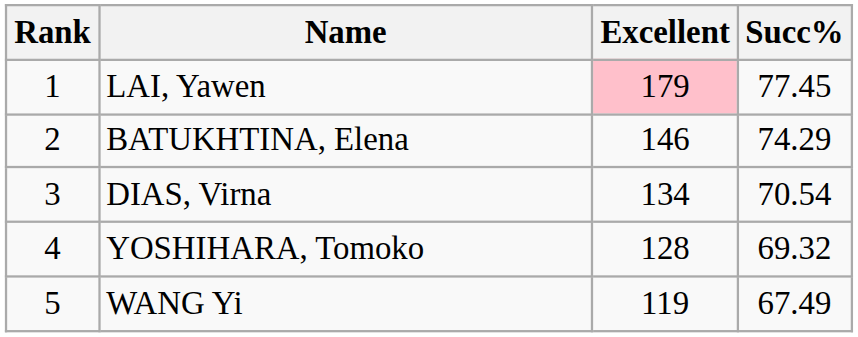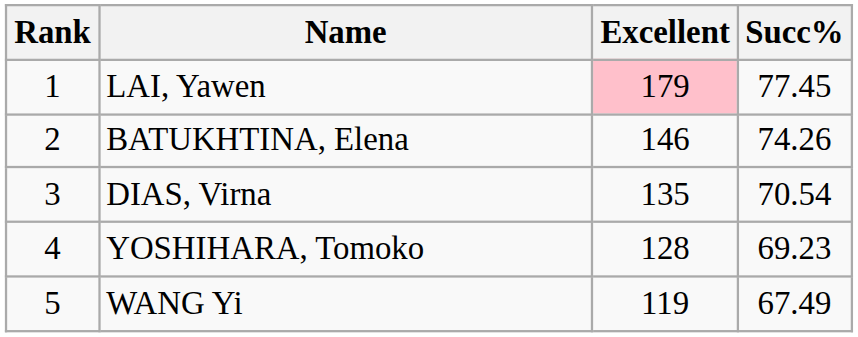(794, 139) 74.29 -> (794, 139) 74.26
(665, 194) 134 -> (665, 194) 135
(794, 248) 69.32 -> (794, 248) 69.23
